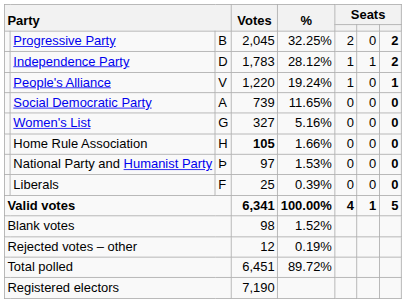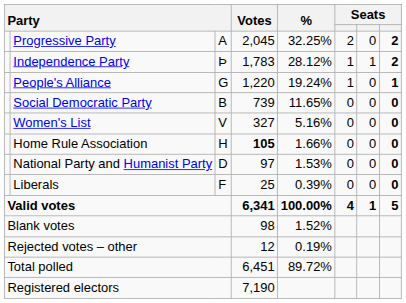(222, 41) B -> (222, 41) A
(223, 61) D -> (222, 61) Þ
(222, 82) V -> (223, 82) G
(222, 102) A -> (222, 102) B
(223, 123) G -> (222, 123) V
(222, 164) Þ -> (223, 164) D
